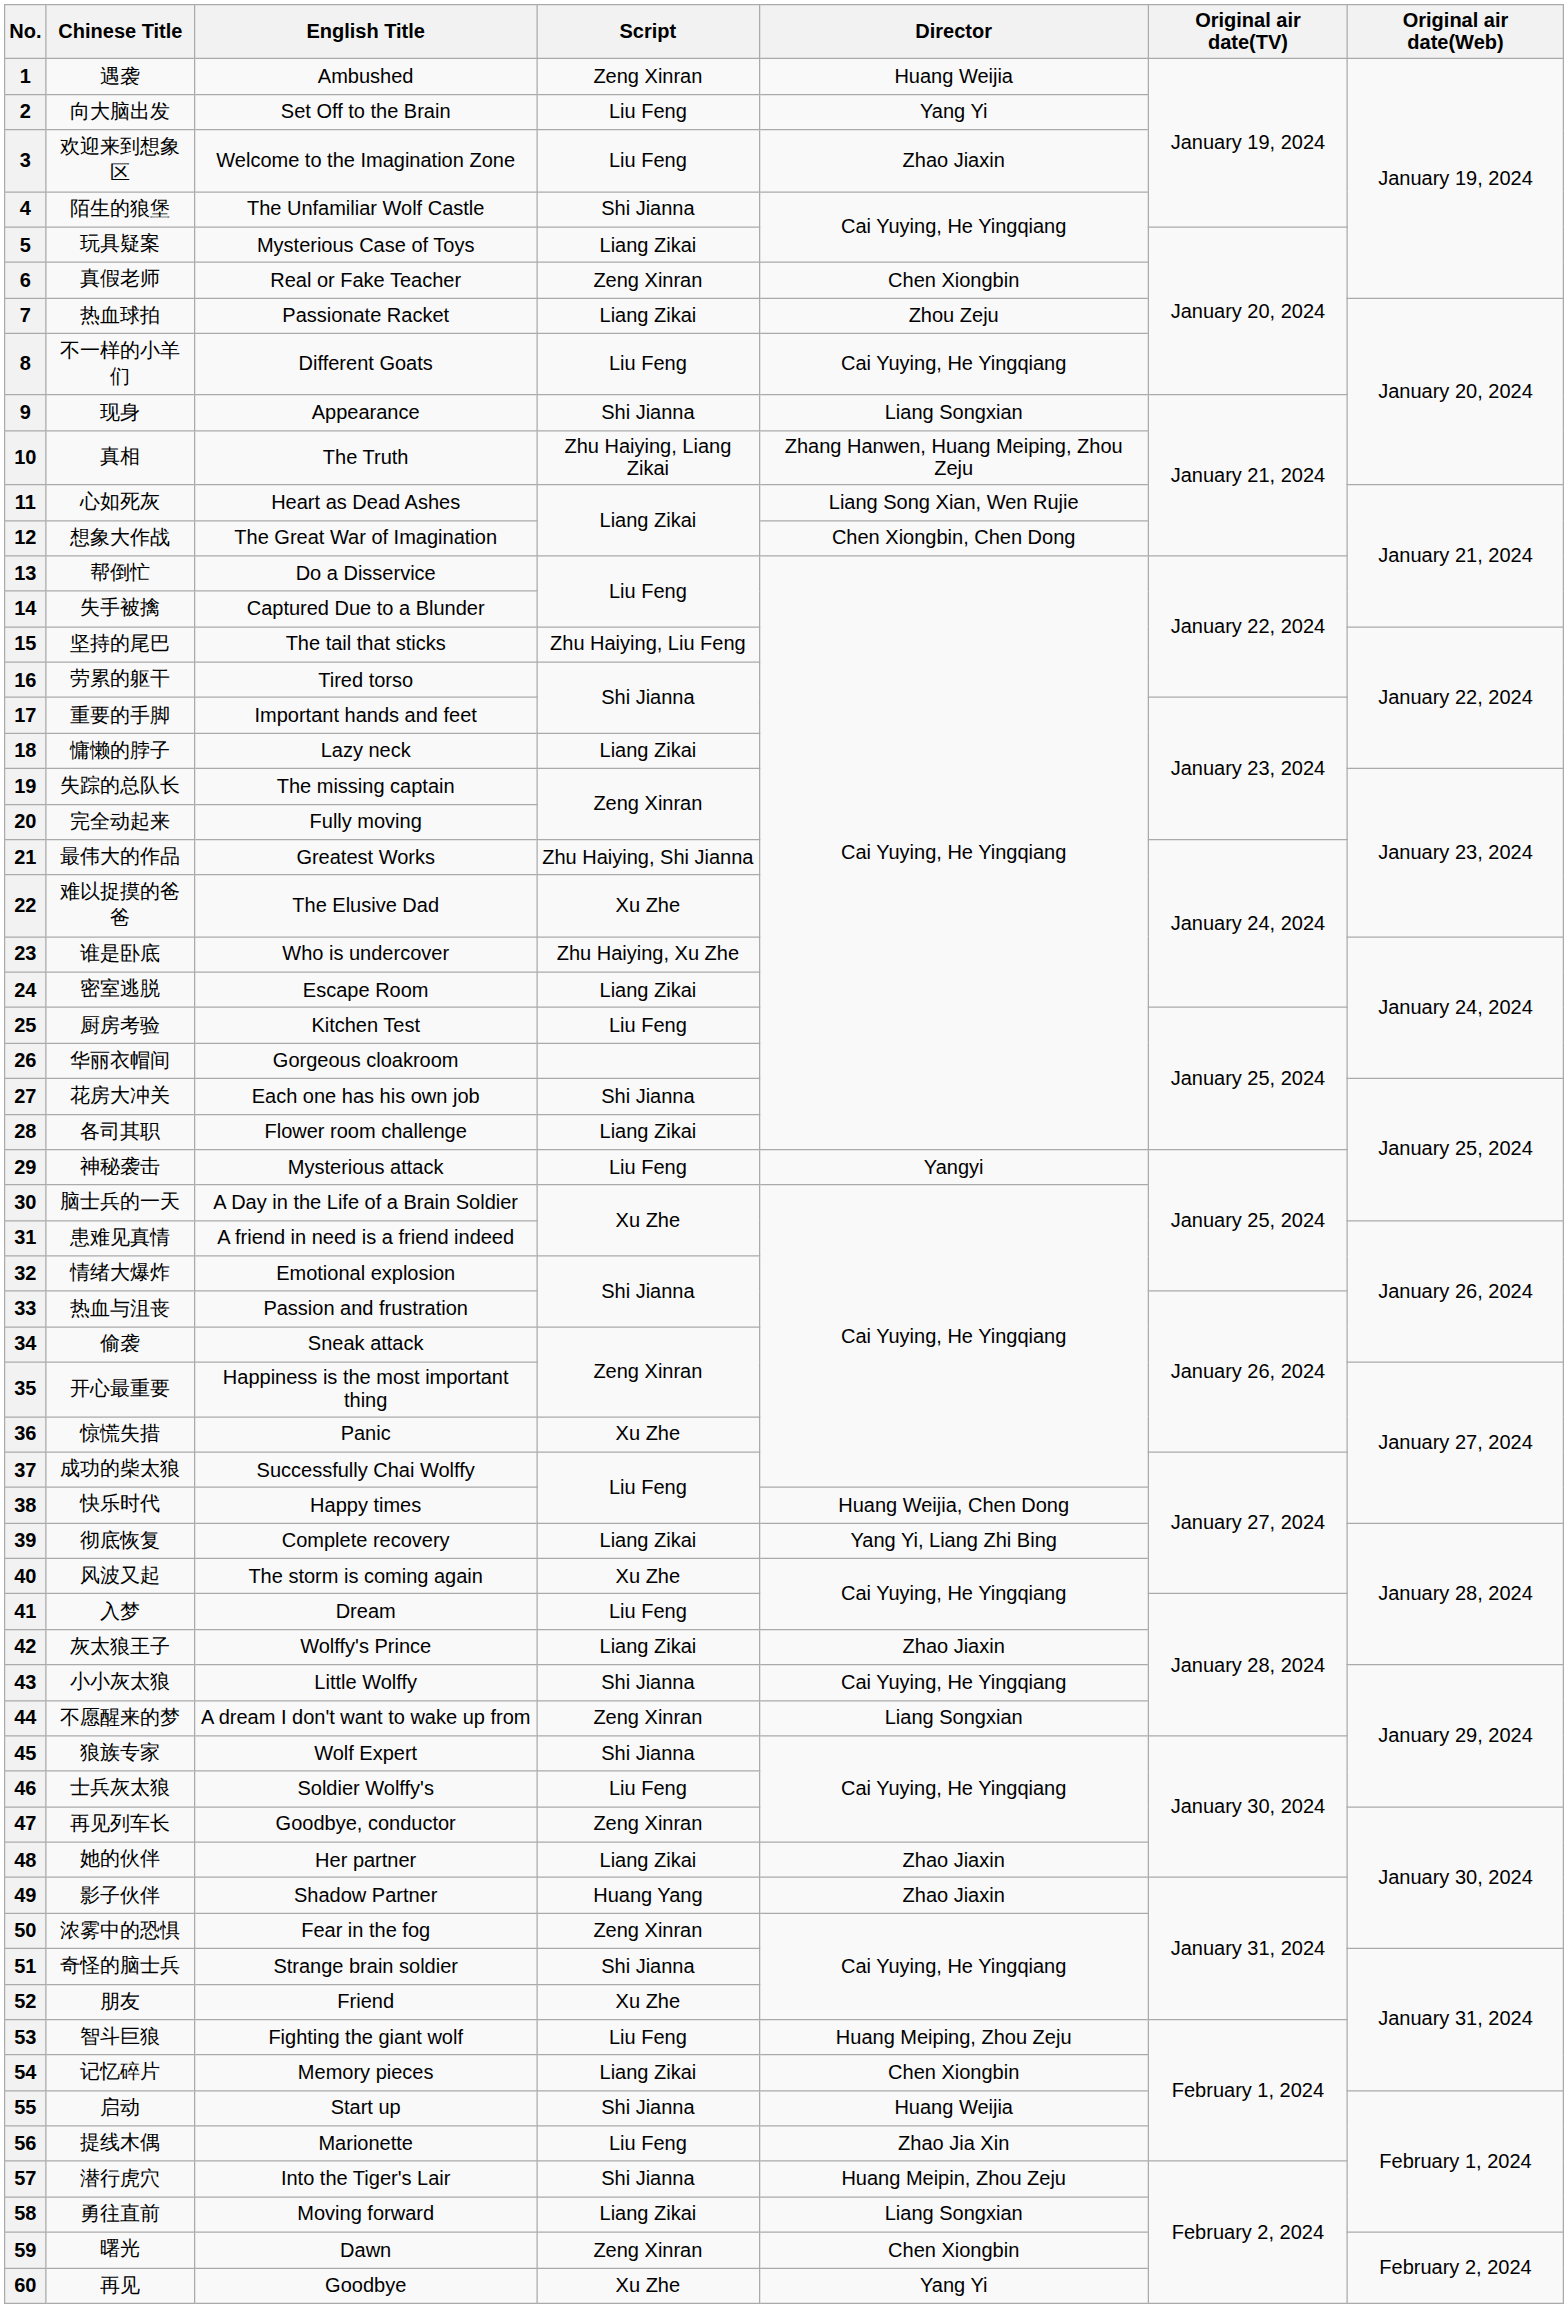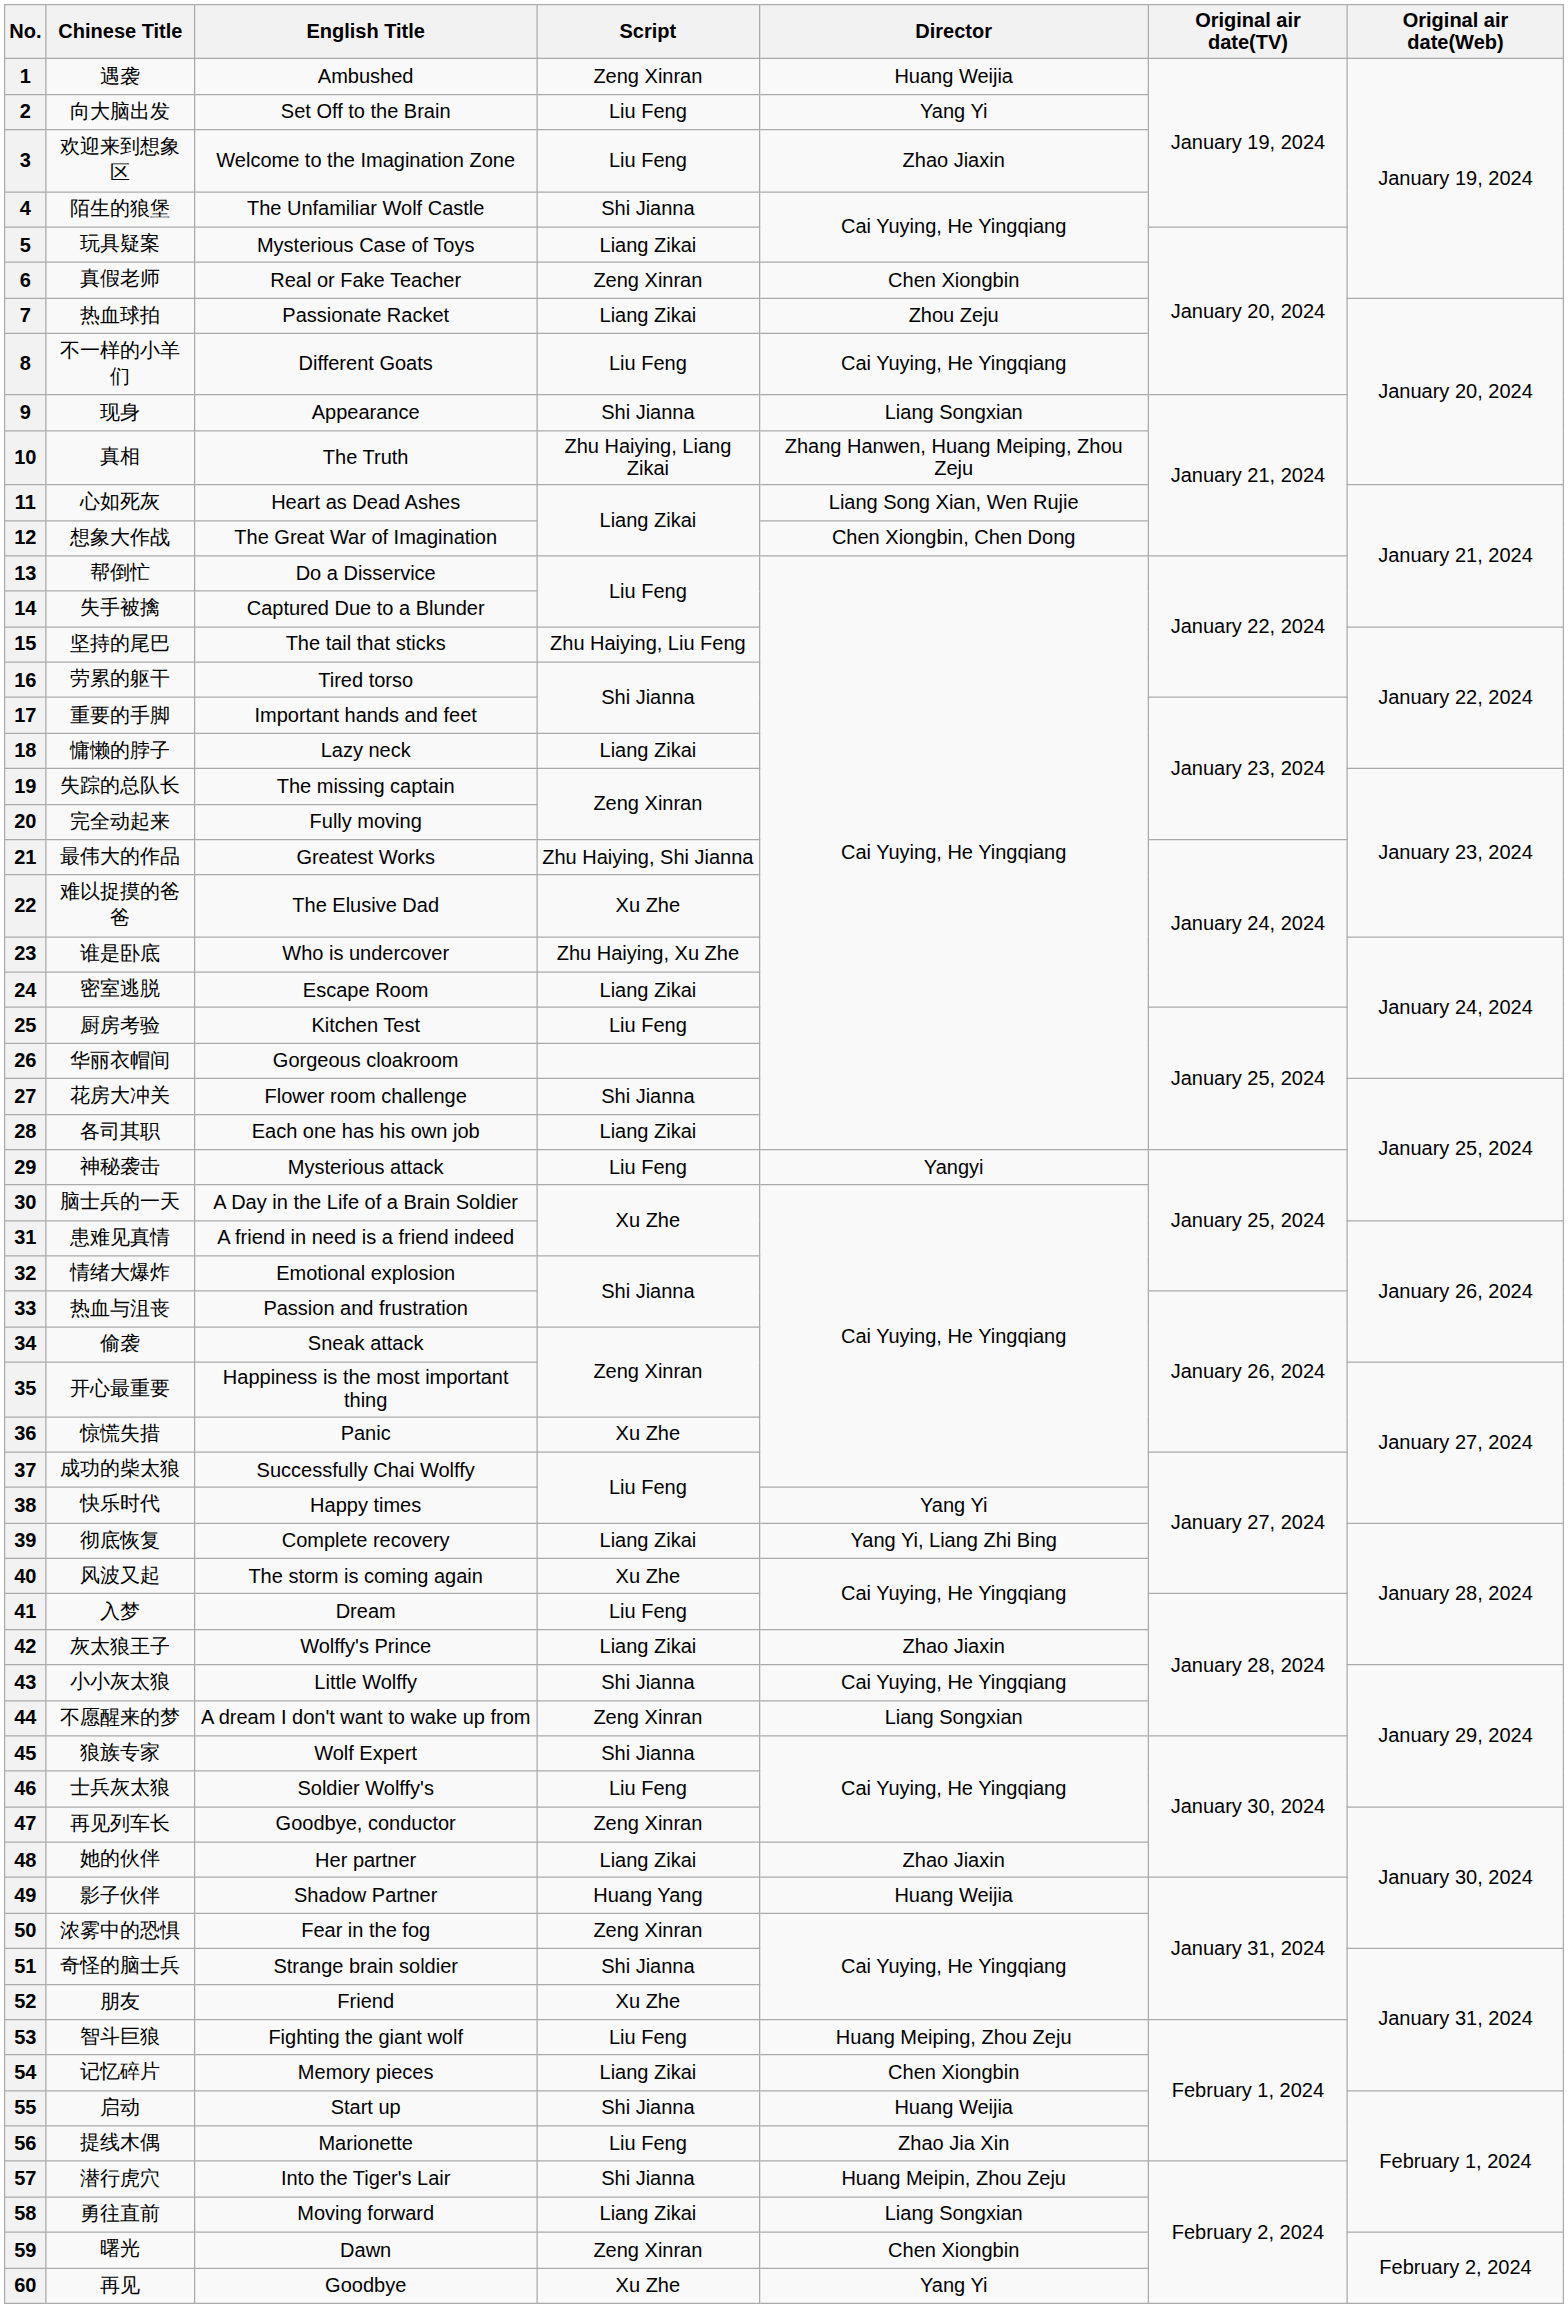(366, 1096) Each one has his own job -> (366, 1096) Flower room challenge
(366, 1131) Flower room challenge -> (366, 1131) Each one has his own job
(954, 1505) Huang Weijia, Chen Dong -> (954, 1505) Yang Yi
(954, 1895) Zhao Jiaxin -> (954, 1895) Huang Weijia
